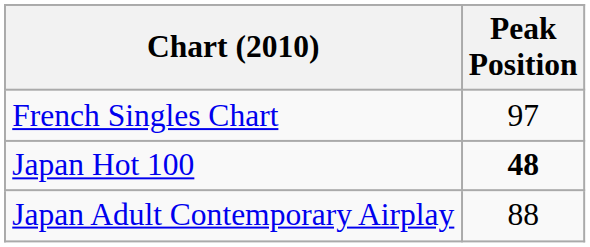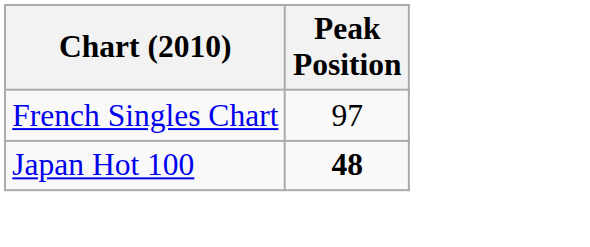- row: (233, 214)
